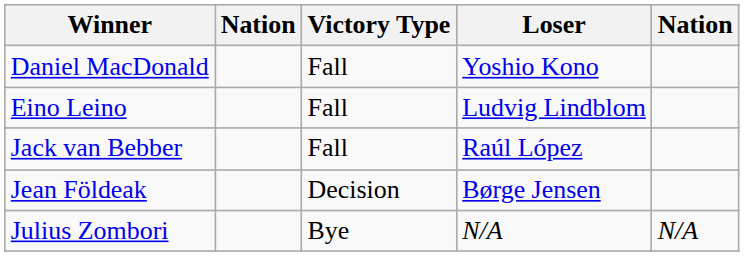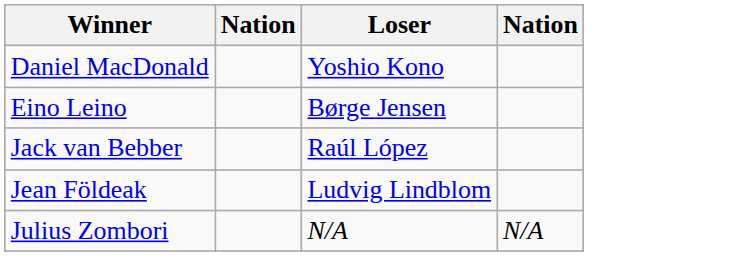- column: (379, 25)
(554, 107) Ludvig Lindblom -> (377, 107) Børge Jensen
(531, 189) Børge Jensen -> (399, 189) Ludvig Lindblom
